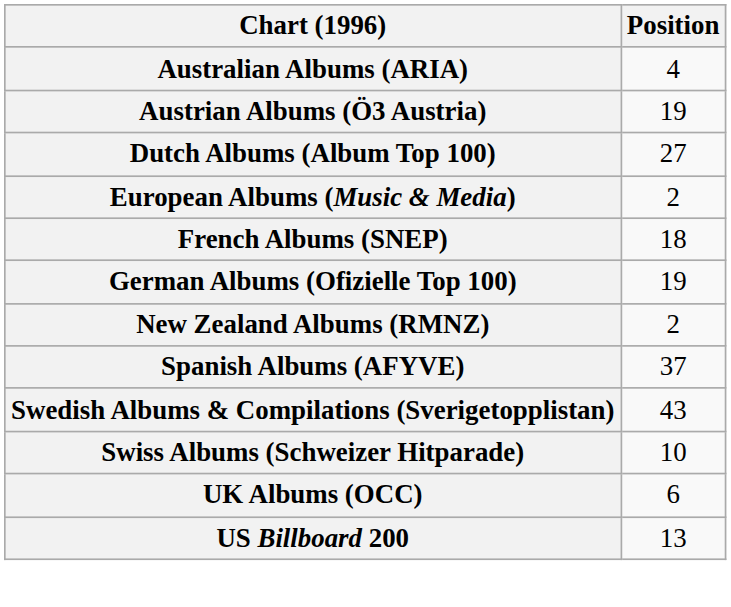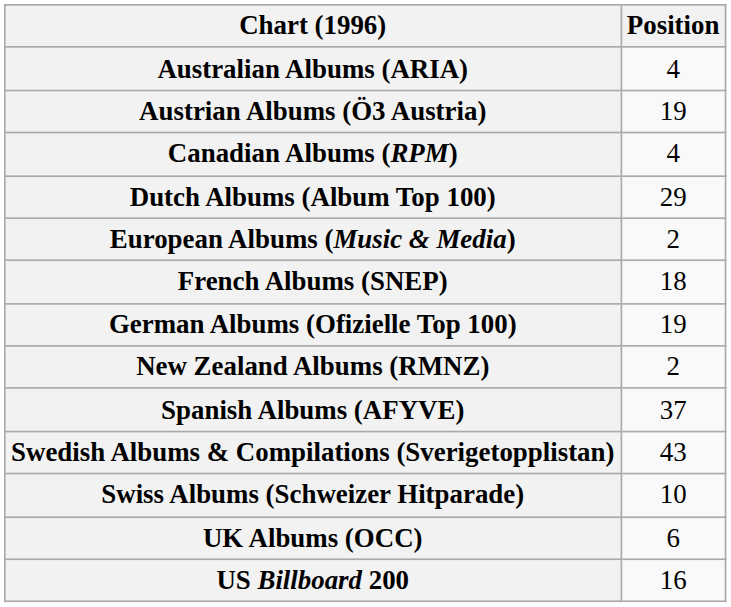+ row: (313, 153)
(673, 153) 27 -> (673, 196) 29
(673, 537) 13 -> (673, 580) 16
